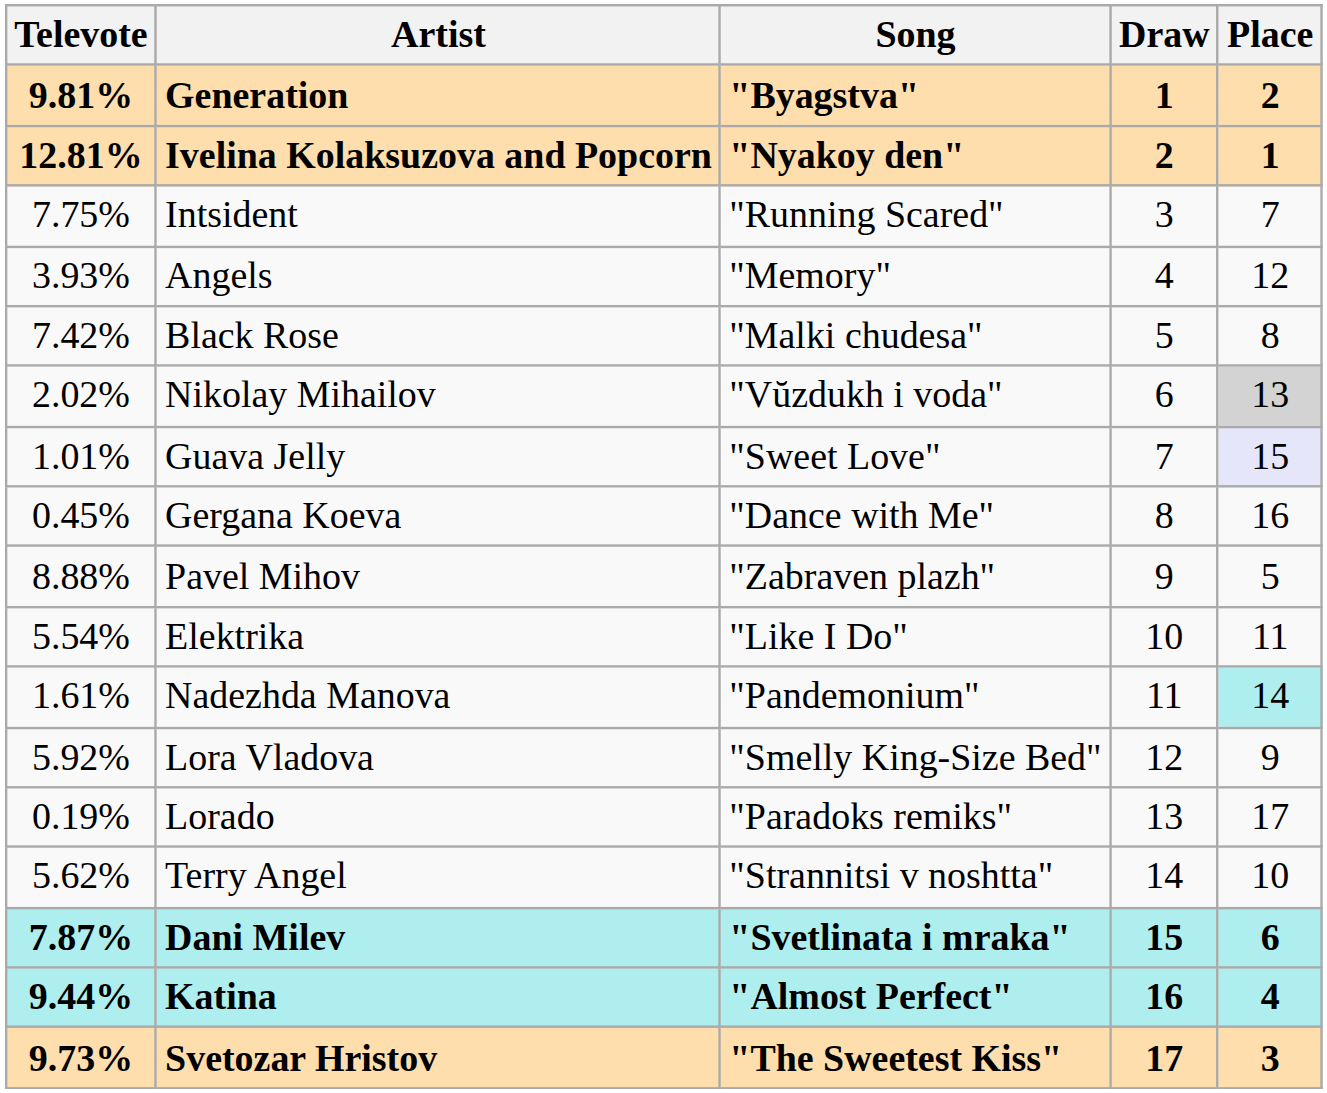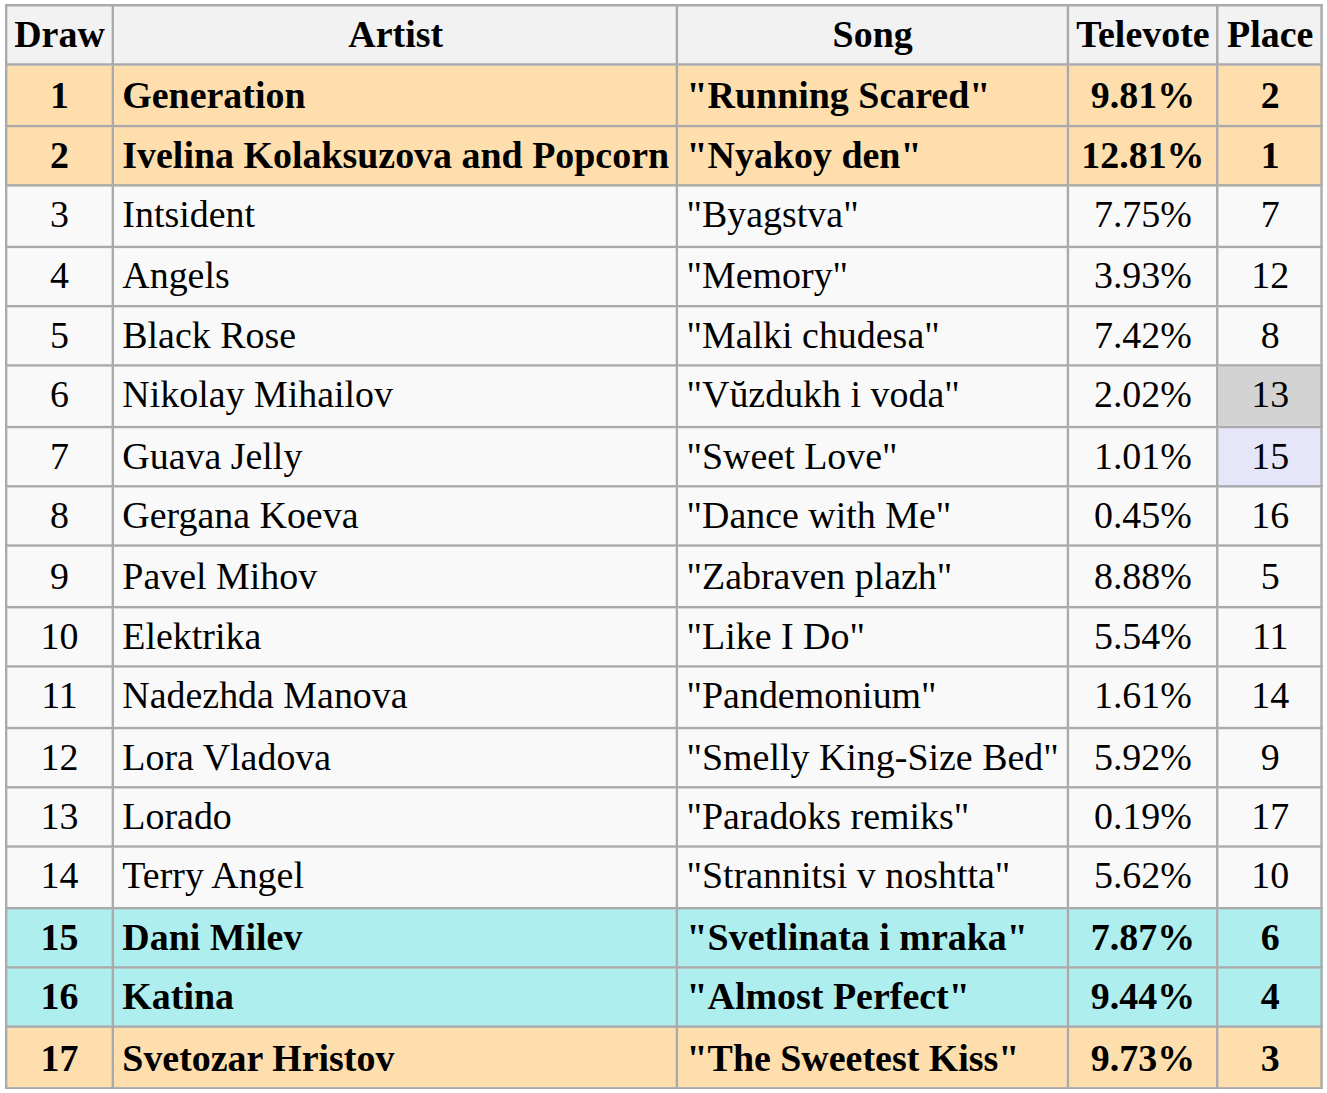columns swapped: (1164, 34) <-> (81, 34)
(824, 94) "Byagstva" -> (838, 94) "Running Scared"
(866, 214) "Running Scared" -> (773, 214) "Byagstva"
(1270, 696) paleturquoise background -> (1270, 696) no background
